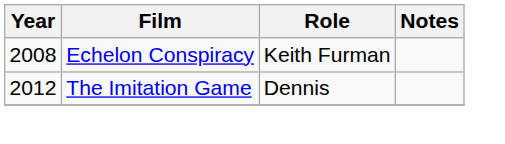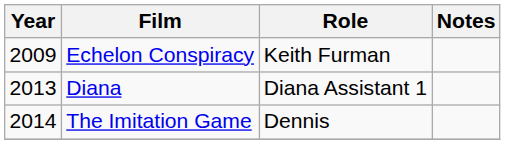(33, 54) 2008 -> (33, 54) 2009
+ row: (94, 88)
(33, 88) 2012 -> (33, 121) 2014
